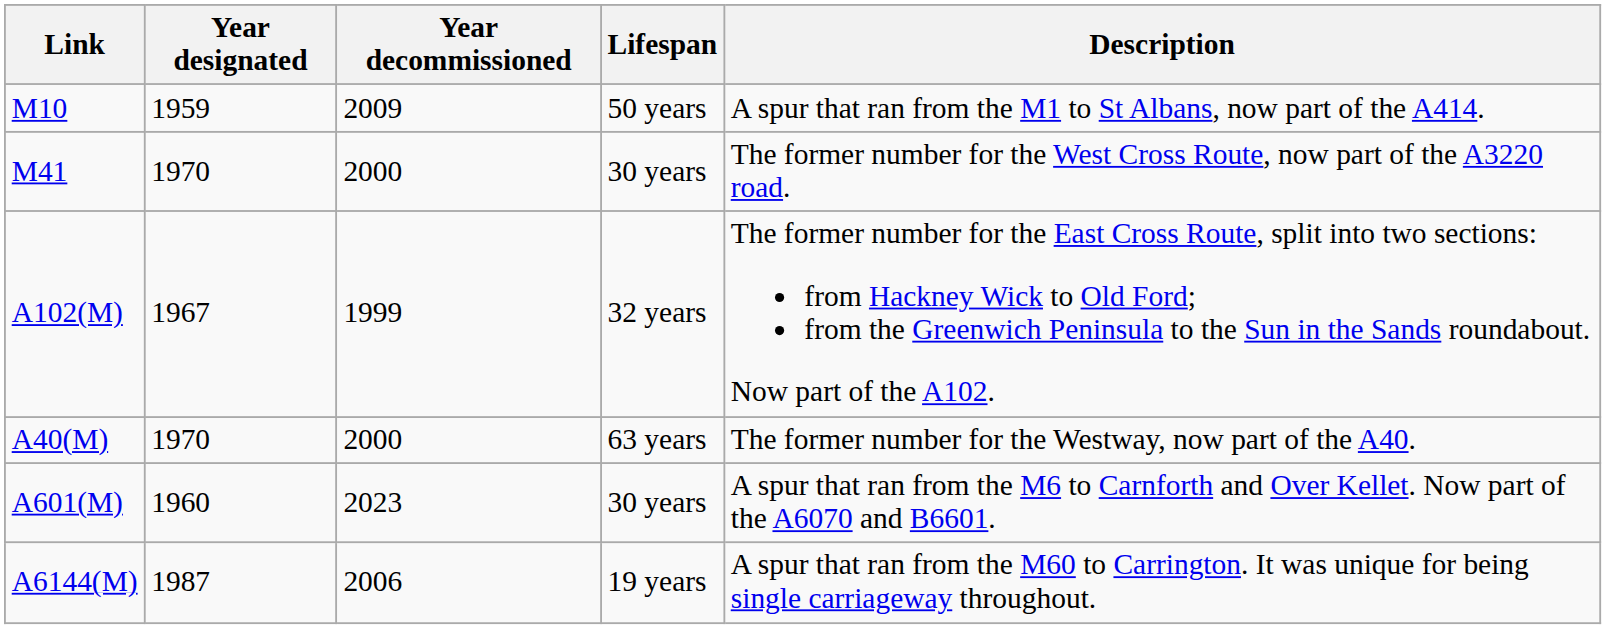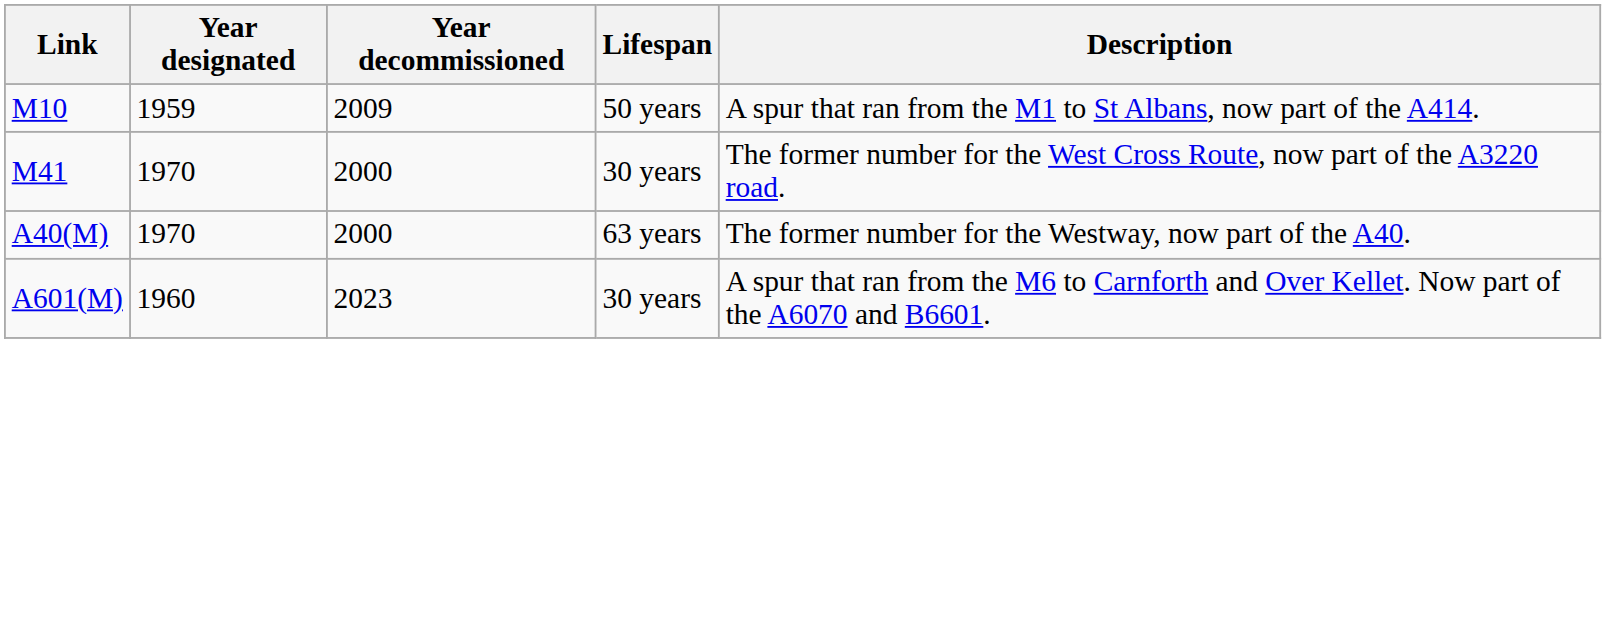- row: (67, 313)
- row: (75, 582)
